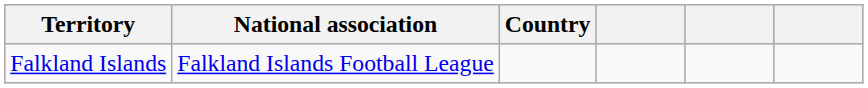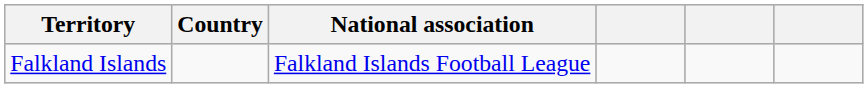columns swapped: (548, 24) <-> (336, 24)
